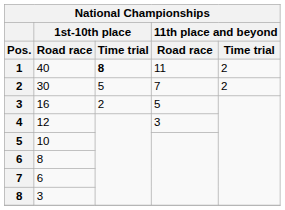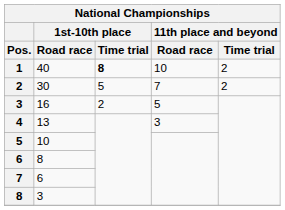(160, 68) 11 -> (160, 68) 10
(43, 123) 12 -> (43, 123) 13
